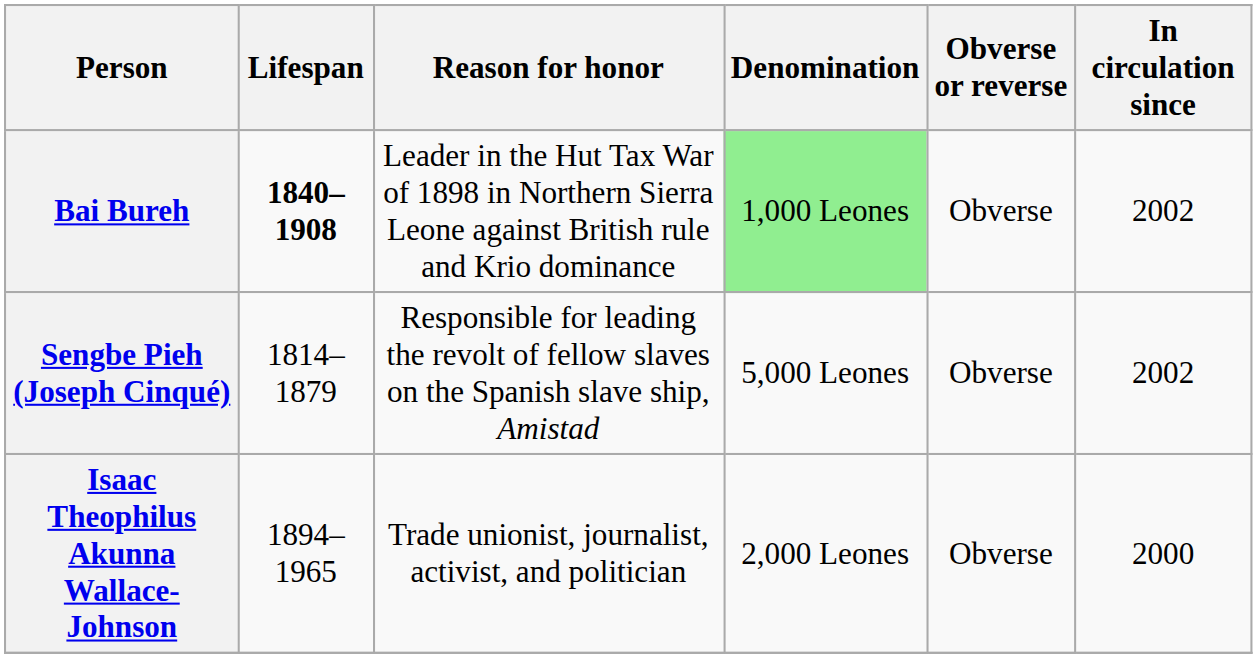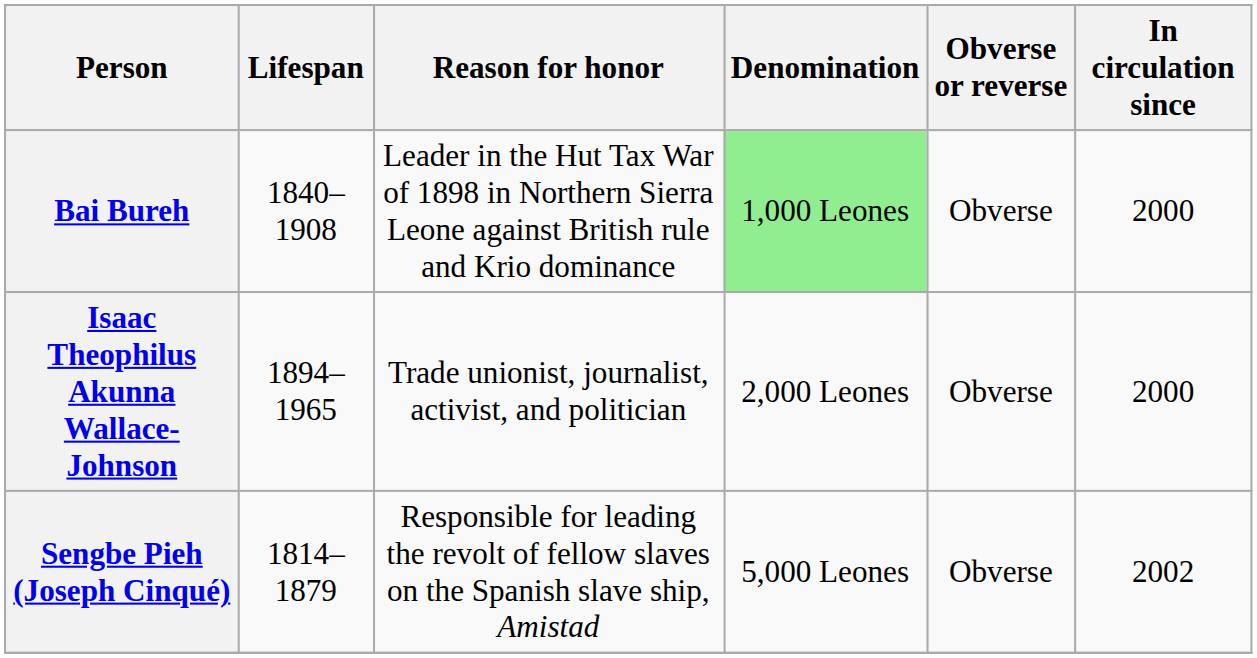(306, 210) bold -> (306, 210) normal
(1163, 210) 2002 -> (1163, 210) 2000
rows swapped: (122, 553) <-> (122, 372)
